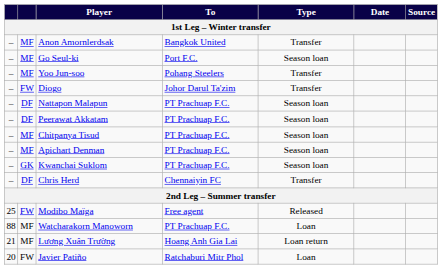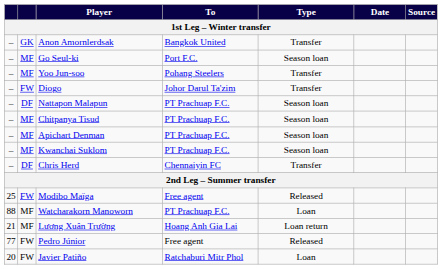(27, 42) MF -> (27, 42) GK
- row: (73, 119)
(27, 165) GK -> (27, 149) MF
+ row: (62, 241)
